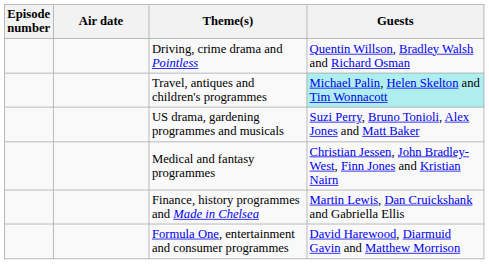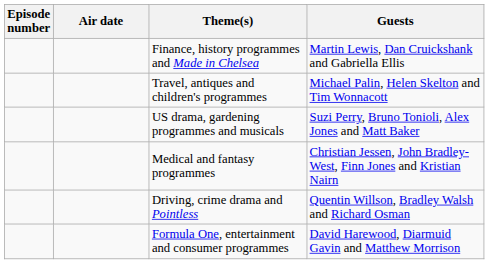rows swapped: (217, 55) <-> (226, 207)
(395, 90) paleturquoise background -> (395, 90) no background
